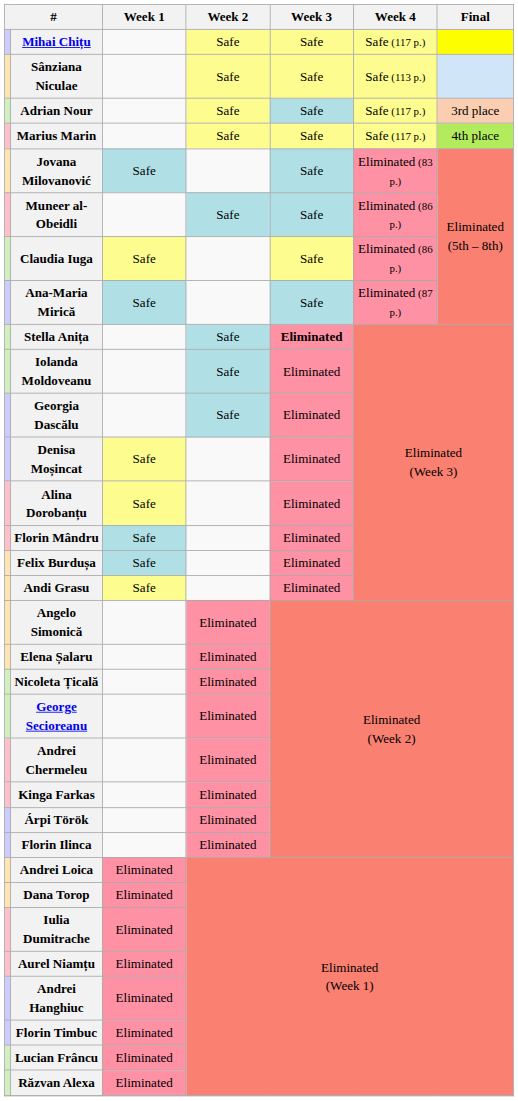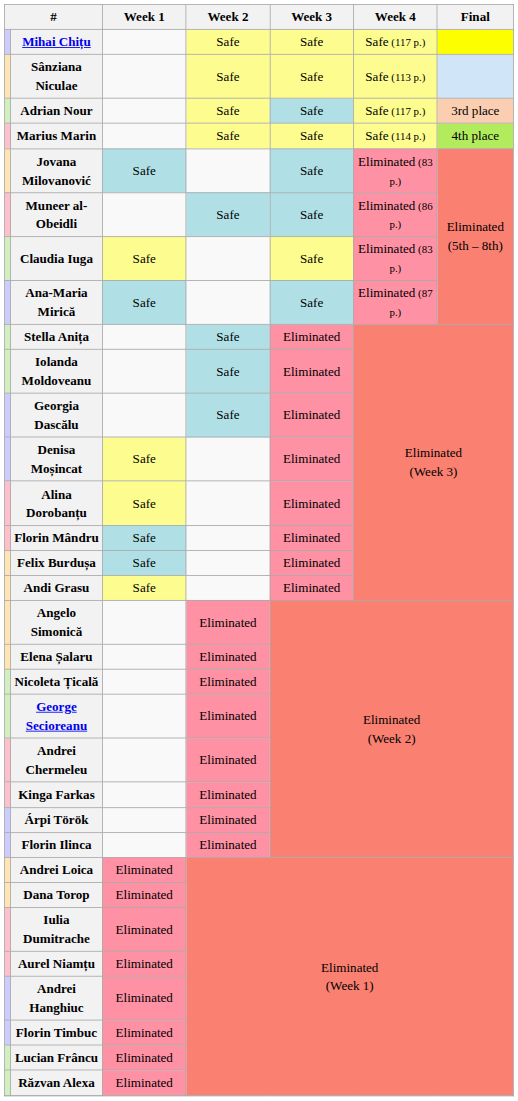(395, 136) Safe (117 p.) -> (395, 136) Safe (114 p.)
(395, 258) Eliminated (86 p.) -> (395, 258) Eliminated (83 p.)
(312, 337) bold -> (312, 337) normal
